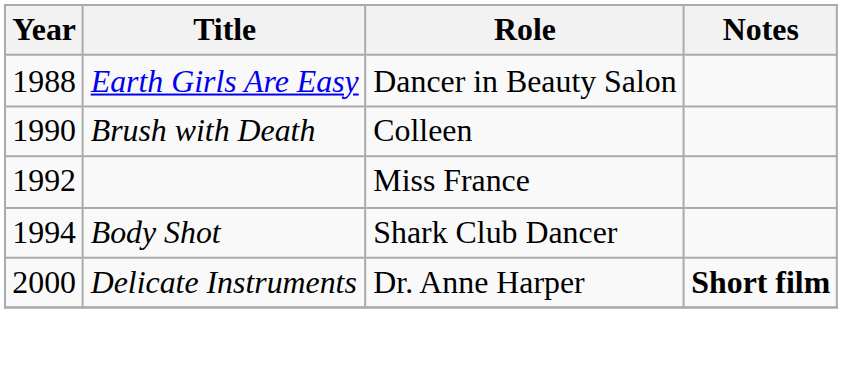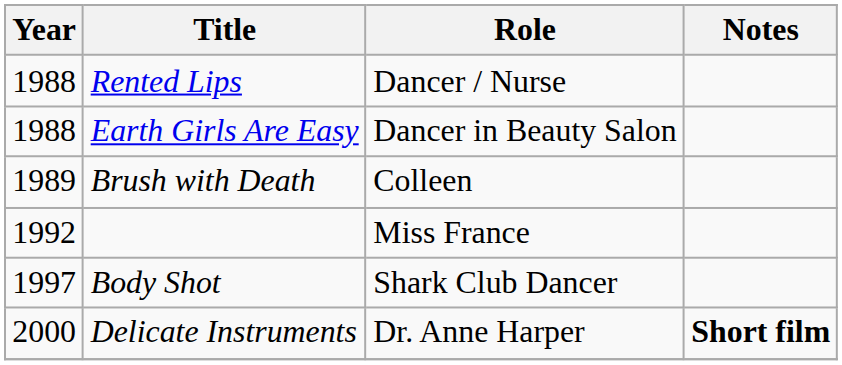+ row: (166, 80)
(44, 130) 1990 -> (44, 181) 1989
(44, 231) 1994 -> (44, 282) 1997
